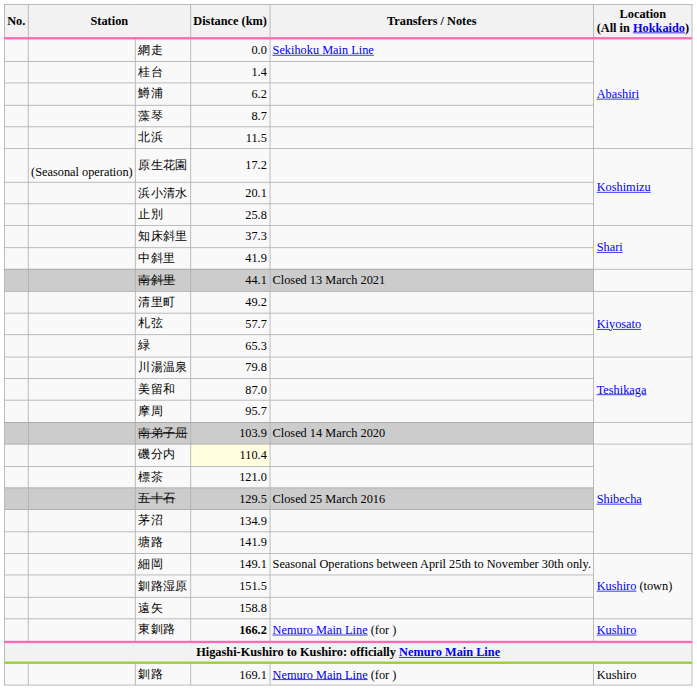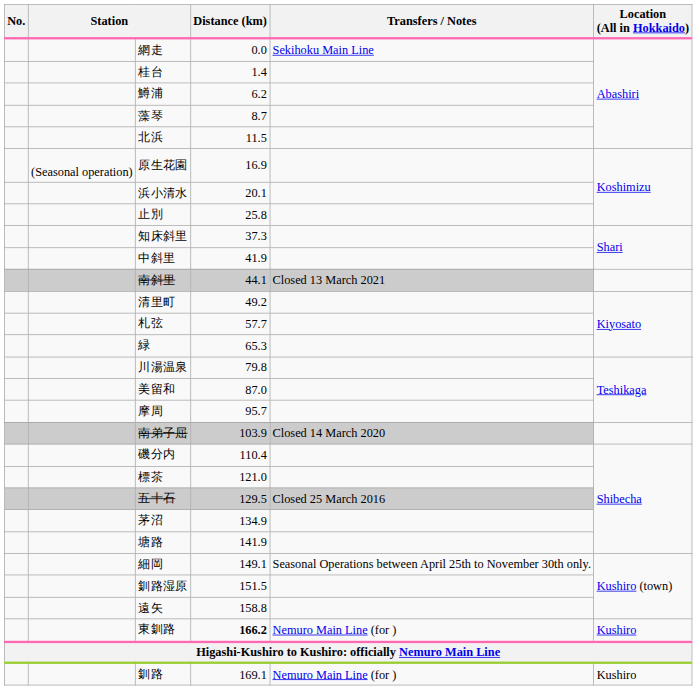(256, 165) 17.2 -> (256, 165) 16.9
(253, 455) lightyellow background -> (253, 455) no background
